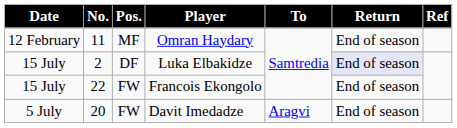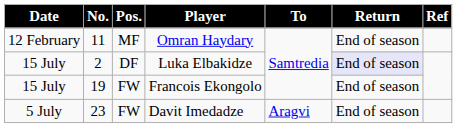(98, 87) 22 -> (98, 87) 19
(98, 110) 20 -> (98, 110) 23
